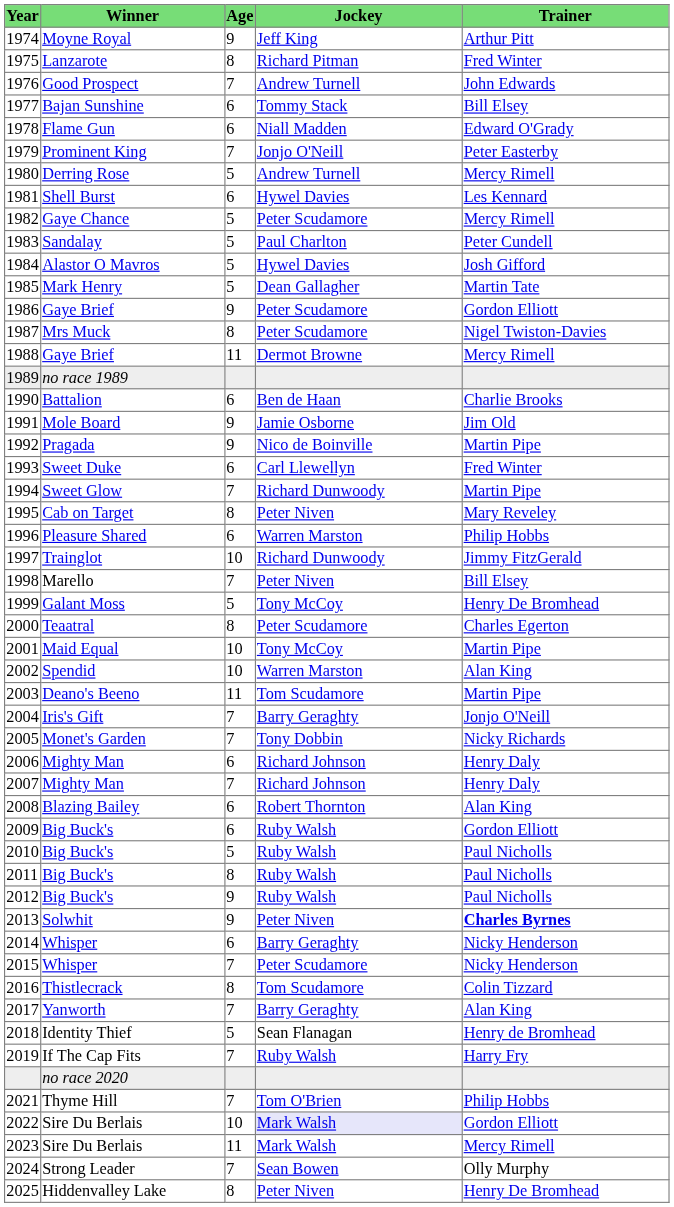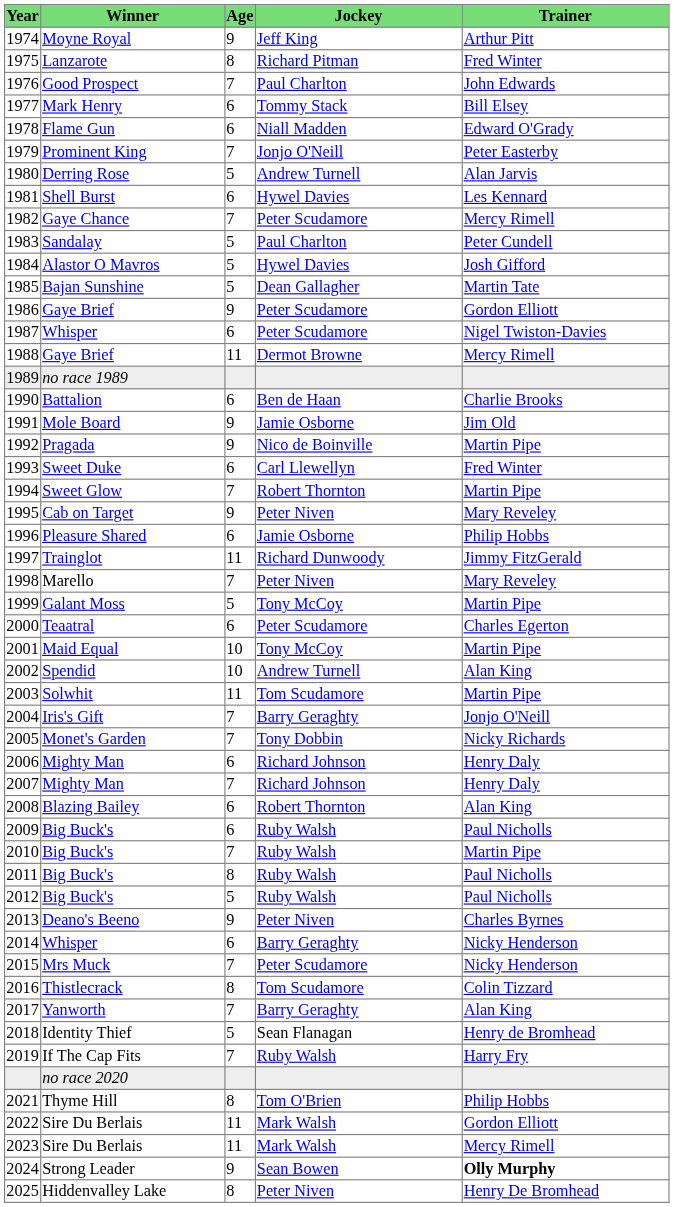(309, 83) Andrew Turnell -> (302, 83) Paul Charlton
(93, 106) Bajan Sunshine -> (82, 106) Mark Henry
(509, 174) Mercy Rimell -> (500, 174) Alan Jarvis
(230, 219) 5 -> (230, 219) 7
(82, 286) Mark Henry -> (93, 286) Bajan Sunshine
(76, 332) Mrs Muck -> (70, 332) Whisper
(230, 332) 8 -> (230, 332) 6
(321, 490) Richard Dunwoody -> (311, 490) Robert Thornton
(230, 512) 8 -> (230, 512) 9
(310, 535) Warren Marston -> (305, 535) Jamie Osborne
(234, 558) 10 -> (234, 558) 11
(496, 580) Bill Elsey -> (510, 580) Mary Reveley
(531, 603) Henry De Bromhead -> (502, 603) Martin Pipe
(230, 626) 8 -> (230, 626) 6
(310, 671) Warren Marston -> (309, 671) Andrew Turnell
(91, 693) Deano's Beeno -> (67, 693) Solwhit
(511, 829) Gordon Elliott -> (508, 829) Paul Nicholls
(230, 852) 5 -> (230, 852) 7
(508, 852) Paul Nicholls -> (502, 852) Martin Pipe
(230, 897) 9 -> (230, 897) 5
(67, 919) Solwhit -> (91, 919) Deano's Beeno
(517, 919) bold -> (514, 919) normal
(70, 965) Whisper -> (76, 965) Mrs Muck
(230, 1100) 7 -> (230, 1100) 8
(234, 1123) 10 -> (234, 1123) 11
(296, 1123) lavender background -> (296, 1123) no background
(230, 1168) 7 -> (230, 1168) 9
(506, 1168) normal -> (510, 1168) bold
